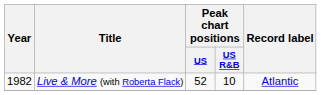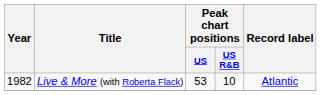(200, 81) 52 -> (200, 81) 53
